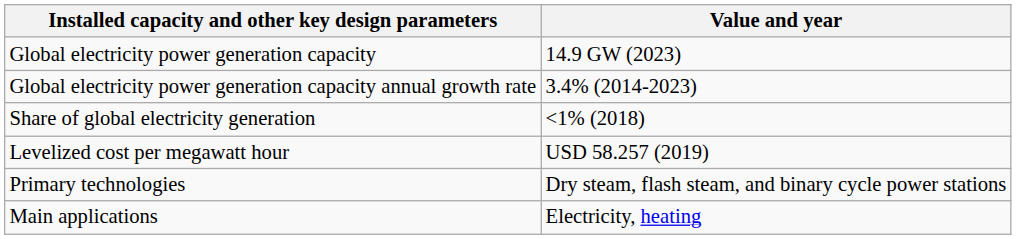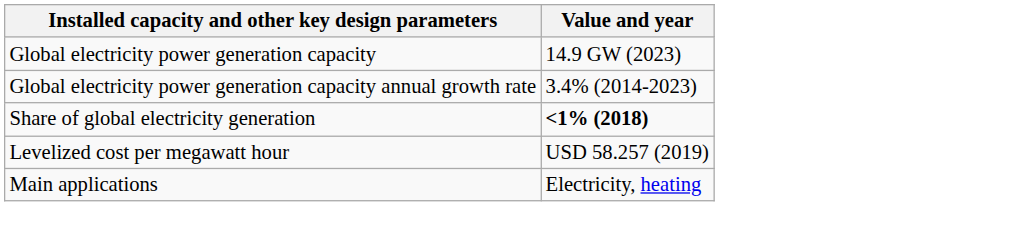(595, 119) normal -> (597, 119) bold
- row: (97, 184)
